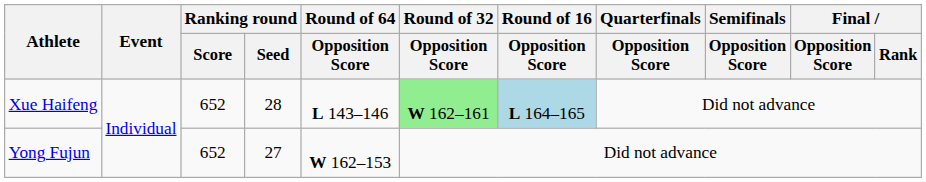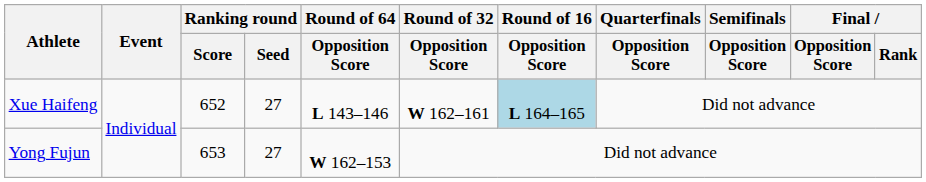(273, 104) 28 -> (273, 104) 27
(449, 114) lightgreen background -> (449, 114) no background
(213, 152) 652 -> (213, 152) 653
